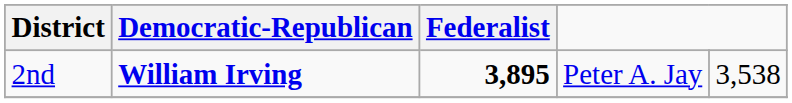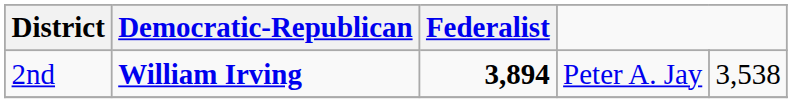(517, 73) 3,895 -> (517, 73) 3,894
